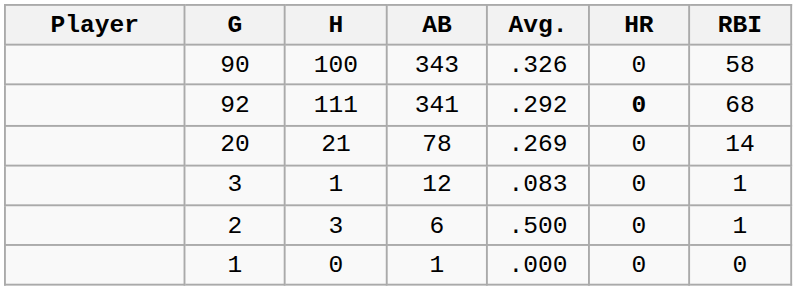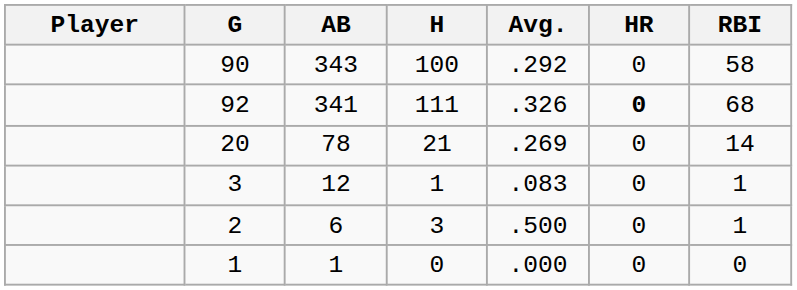columns swapped: (437, 25) <-> (336, 25)
(538, 65) .326 -> (538, 65) .292
(538, 105) .292 -> (538, 105) .326
